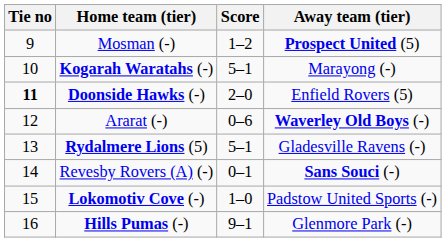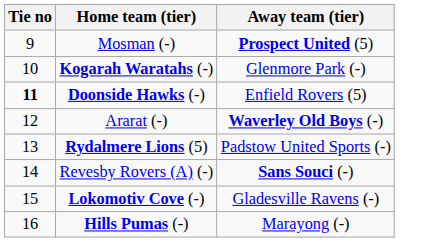- column: (240, 17)
(352, 69) Marayong (-) -> (306, 69) Glenmore Park (-)
(352, 146) Gladesville Ravens (-) -> (306, 146) Padstow United Sports (-)
(352, 198) Padstow United Sports (-) -> (306, 198) Gladesville Ravens (-)
(352, 224) Glenmore Park (-) -> (306, 224) Marayong (-)
